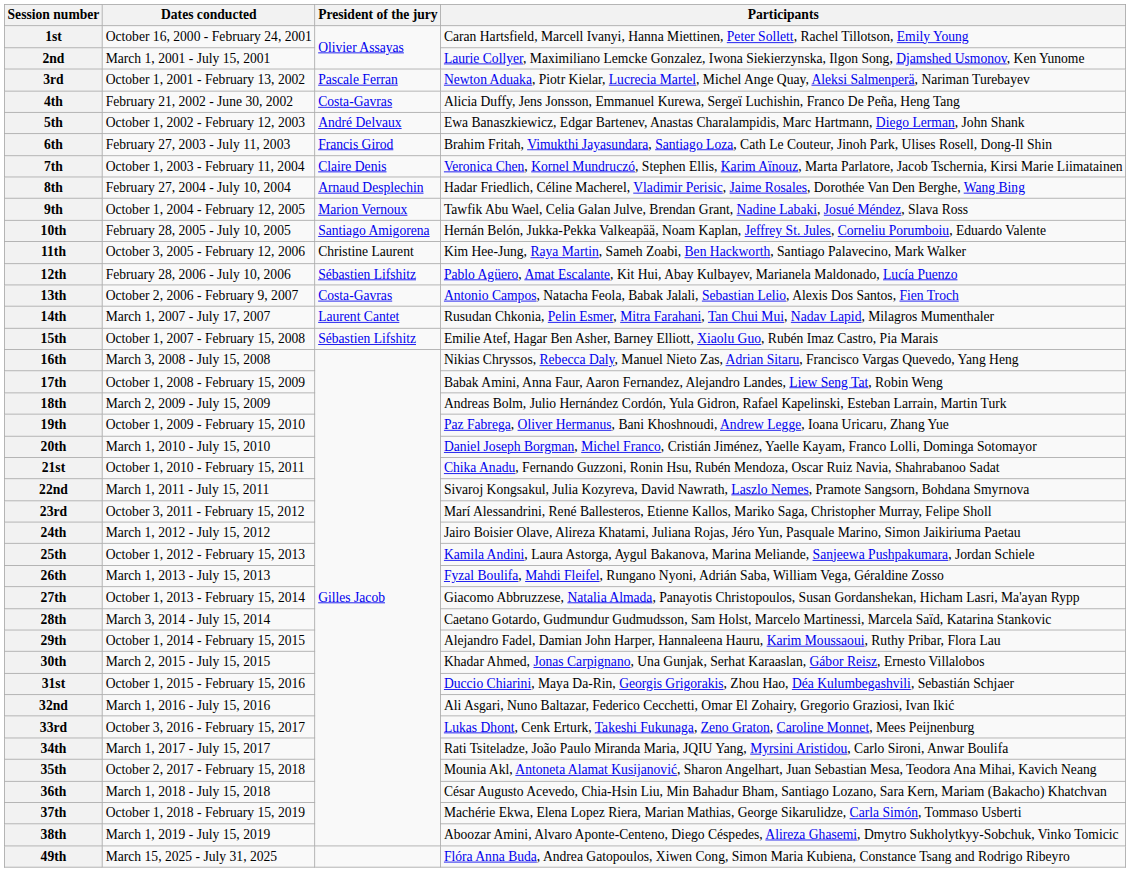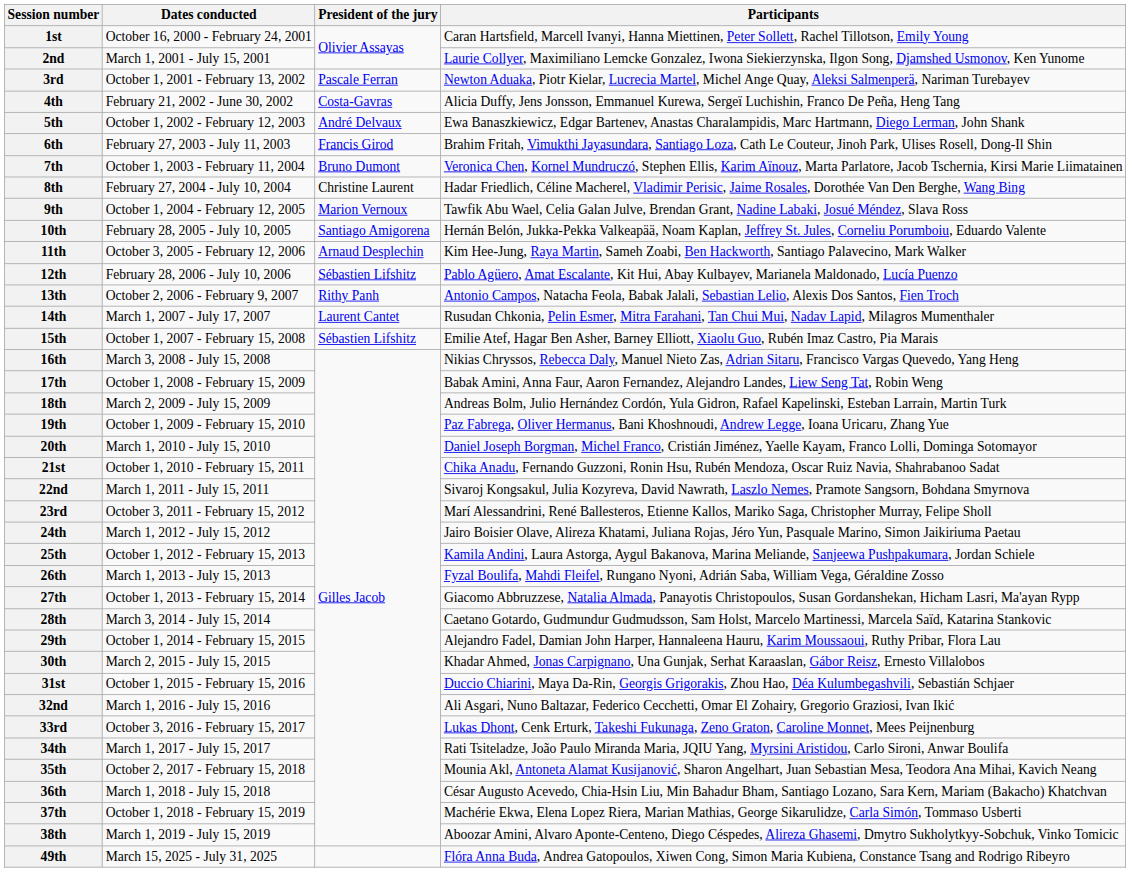(352, 166) Claire Denis -> (359, 166) Bruno Dumont
(371, 187) Arnaud Desplechin -> (366, 187) Christine Laurent
(366, 252) Christine Laurent -> (371, 252) Arnaud Desplechin
(355, 295) Costa-Gavras -> (349, 295) Rithy Panh
